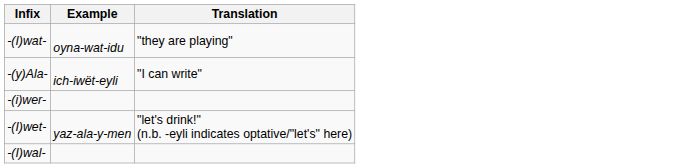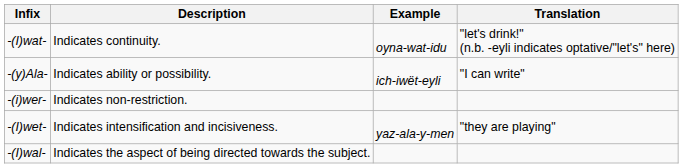+ column: (212, 14)
(185, 40) "they are playing" -> (567, 40) "let's drink!" (n.b. -eyli indicates optative/"let's" here)
(245, 127) "let's drink!" (n.b. -eyli indicates optative/"let's" here) -> (508, 127) "they are playing"
